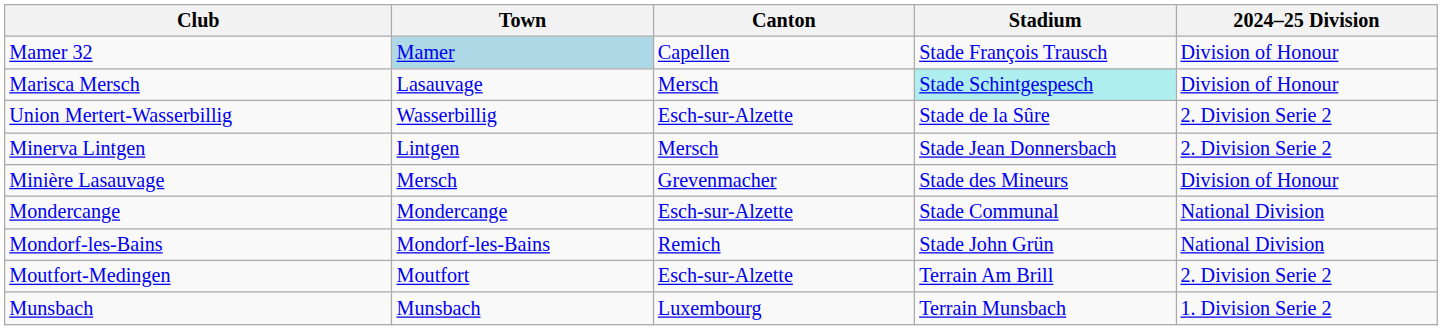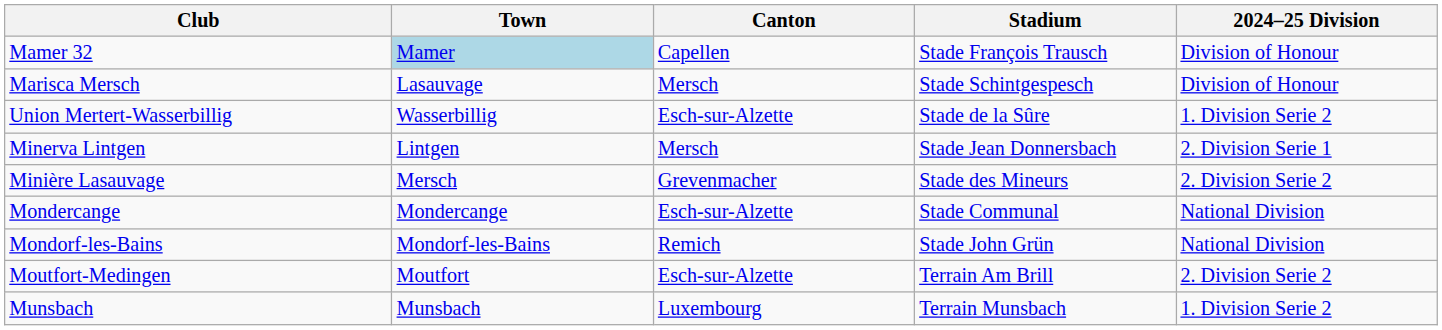(1006, 84) paleturquoise background -> (1006, 84) no background
(1256, 116) 2. Division Serie 2 -> (1256, 116) 1. Division Serie 2
(1256, 148) 2. Division Serie 2 -> (1256, 148) 2. Division Serie 1
(1259, 180) Division of Honour -> (1256, 180) 2. Division Serie 2
